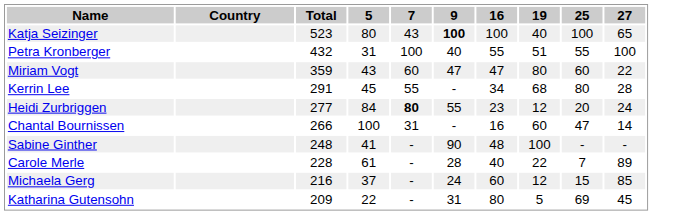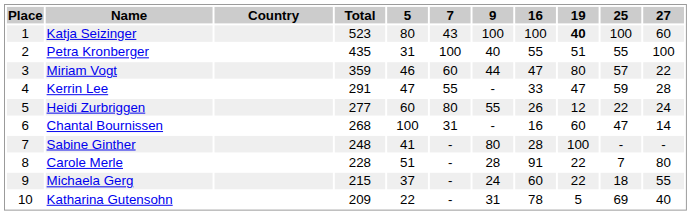+ column: (25, 15)
(454, 34) bold -> (493, 34) normal
(539, 34) normal -> (578, 34) bold
(625, 34) 65 -> (664, 34) 60
(321, 52) 432 -> (360, 52) 435
(369, 70) 43 -> (407, 70) 46
(454, 70) 47 -> (493, 70) 44
(582, 70) 60 -> (621, 70) 57
(369, 89) 45 -> (407, 89) 47
(497, 89) 34 -> (535, 89) 33
(539, 89) 68 -> (578, 89) 47
(582, 89) 80 -> (621, 89) 59
(369, 107) 84 -> (407, 107) 60
(411, 107) bold -> (450, 107) normal
(497, 107) 23 -> (535, 107) 26
(582, 107) 20 -> (621, 107) 22
(321, 126) 266 -> (360, 126) 268
(454, 144) 90 -> (493, 144) 80
(497, 144) 48 -> (535, 144) 28
(369, 163) 61 -> (407, 163) 51
(497, 163) 40 -> (535, 163) 91
(625, 163) 89 -> (664, 163) 80
(321, 181) 216 -> (360, 181) 215
(539, 181) 12 -> (578, 181) 22
(582, 181) 15 -> (621, 181) 18
(625, 181) 85 -> (664, 181) 55
(497, 199) 80 -> (535, 199) 78
(625, 199) 45 -> (664, 199) 40
